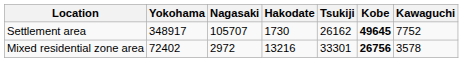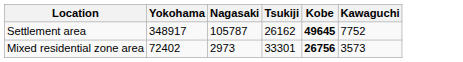- column: (290, 13)
(229, 31) 105707 -> (229, 31) 105787
(222, 48) 2972 -> (222, 48) 2973
(409, 48) 3578 -> (353, 48) 3573
